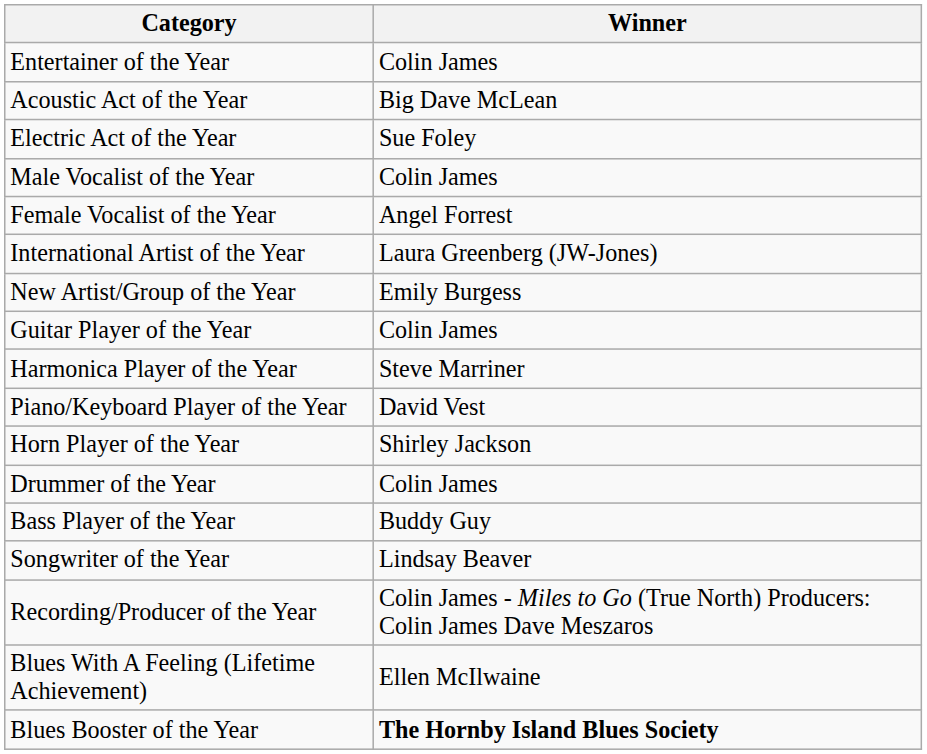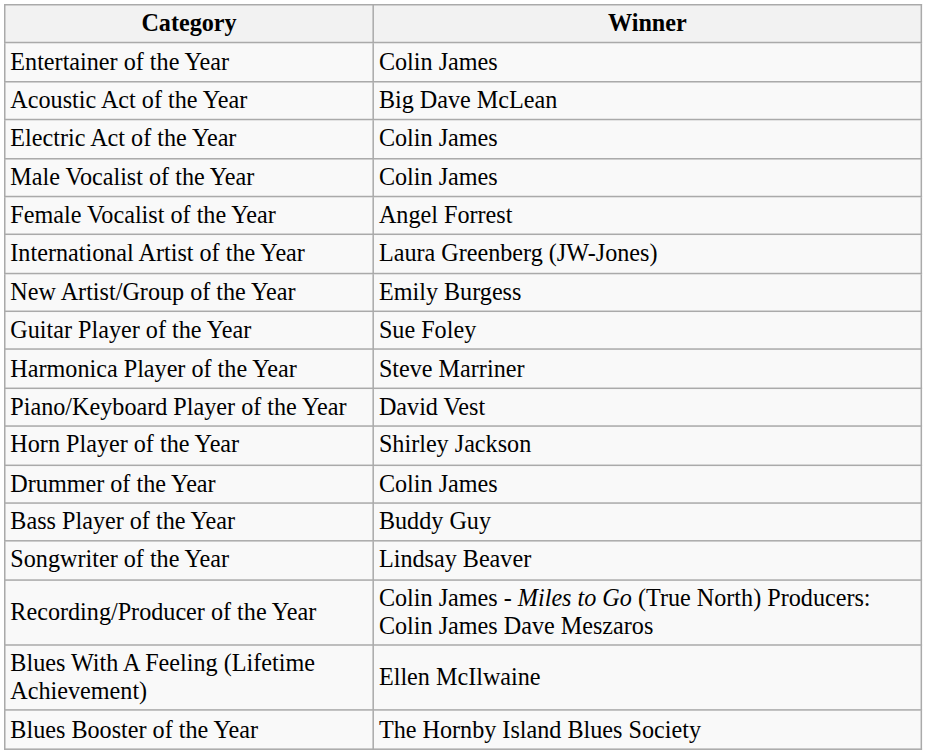(428, 138) Sue Foley -> (438, 138) Colin James
(438, 330) Colin James -> (428, 330) Sue Foley
(549, 729) bold -> (540, 729) normal
